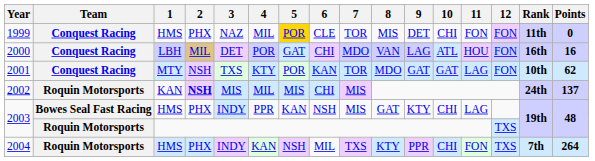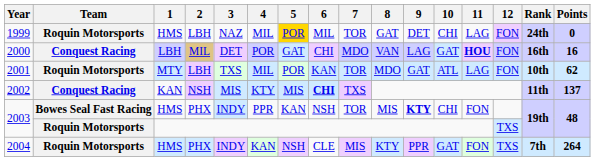(94, 33) Conquest Racing -> (94, 33) Roquin Motorsports
(200, 33) PHX -> (200, 33) LBH
(324, 33) CLE -> (324, 33) MIL
(388, 33) MIS -> (387, 33) GAT
(476, 33) FON -> (477, 33) LAG
(536, 33) 11th -> (538, 33) 24th
(447, 52) ATL -> (448, 52) GAT
(476, 52) normal -> (477, 52) bold
(94, 71) Conquest Racing -> (94, 71) Roquin Motorsports
(200, 71) NSH -> (200, 71) LBH
(264, 71) KTY -> (263, 71) MIL
(447, 71) GAT -> (448, 71) ATL
(94, 90) Roquin Motorsports -> (94, 90) Conquest Racing
(200, 90) bold -> (200, 90) normal
(264, 90) MIL -> (263, 90) KTY
(324, 90) normal -> (324, 90) bold
(356, 90) MIS -> (355, 90) TXS
(536, 90) 24th -> (538, 90) 11th
(356, 109) MIS -> (355, 109) TOR
(388, 109) GAT -> (387, 109) MIS
(419, 109) normal -> (419, 109) bold
(476, 109) LAG -> (477, 109) FON
(324, 147) MIL -> (324, 147) CLE
(356, 147) TXS -> (355, 147) MIS
(447, 147) CHI -> (448, 147) GAT
